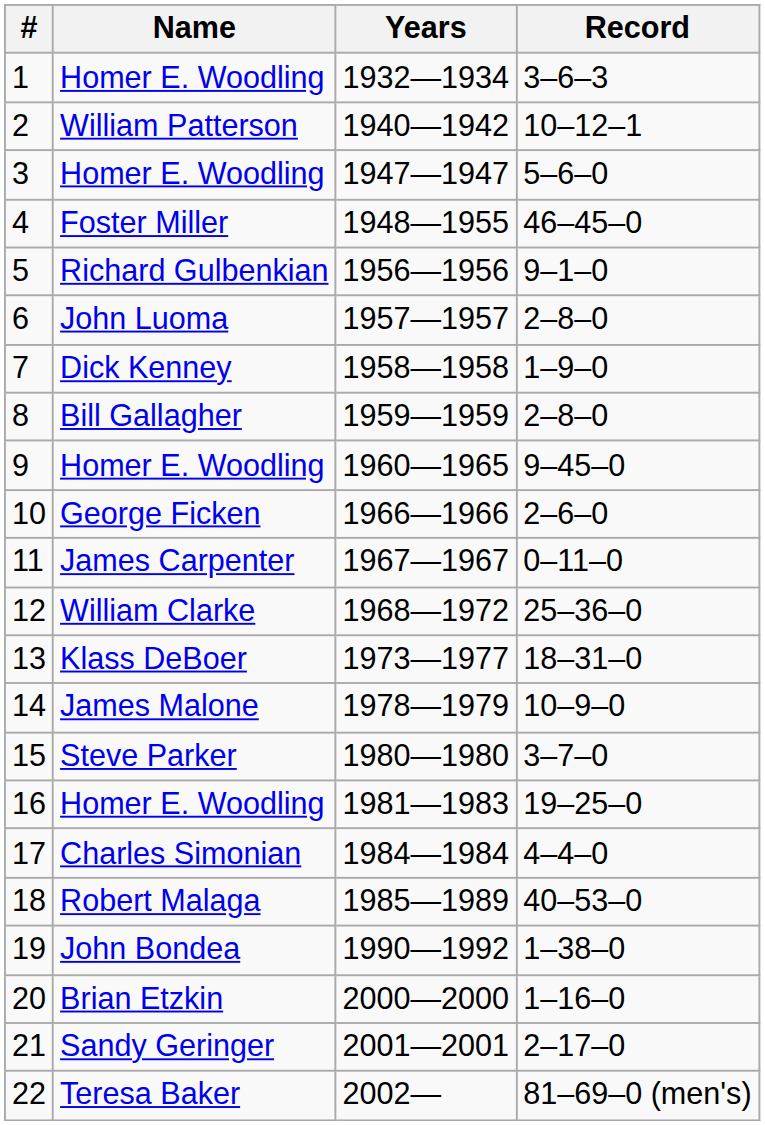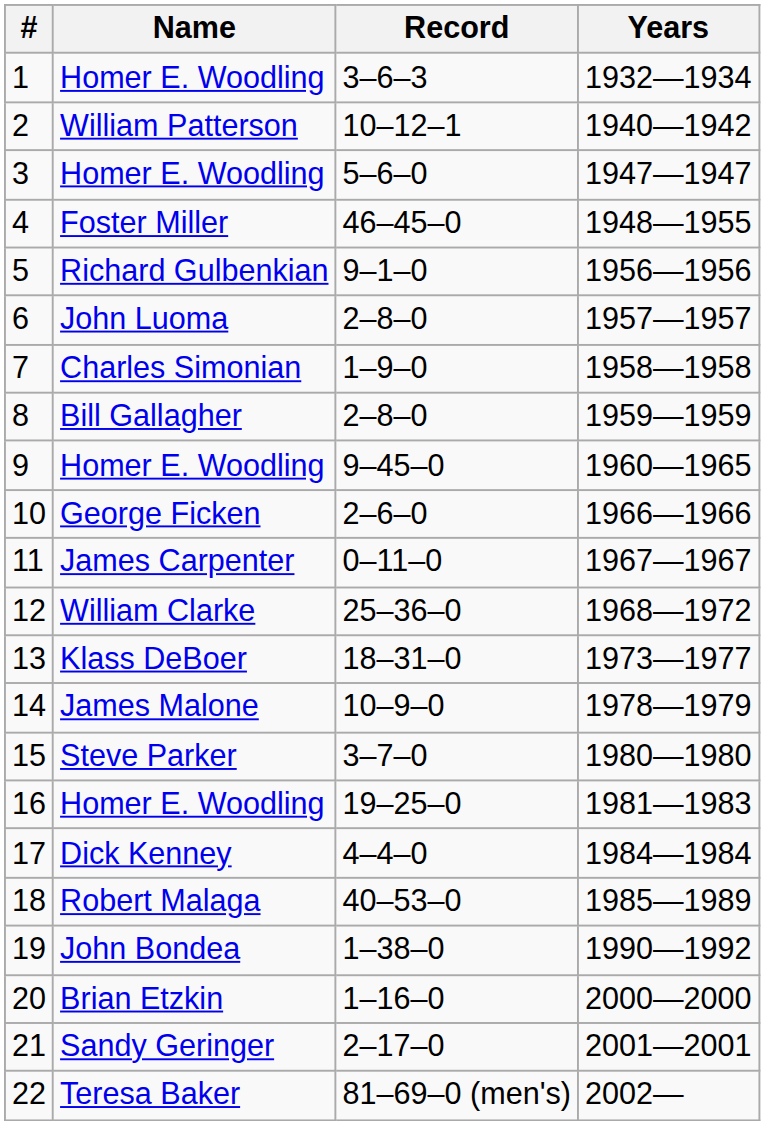columns swapped: (426, 28) <-> (637, 28)
(146, 367) Dick Kenney -> (181, 367) Charles Simonian
(181, 852) Charles Simonian -> (146, 852) Dick Kenney
